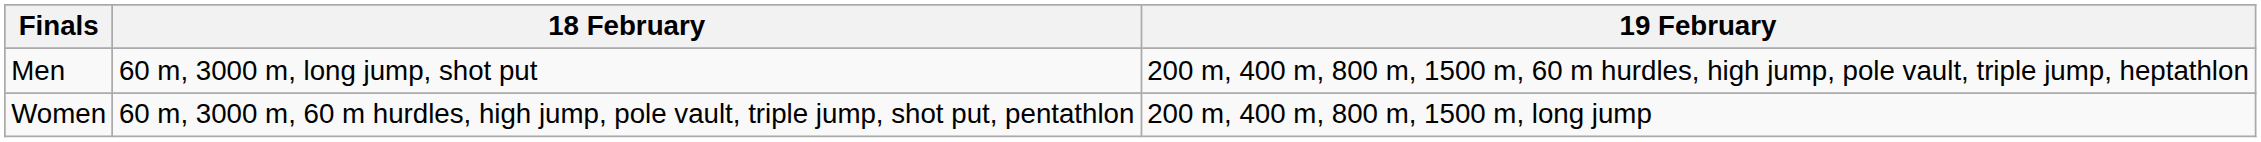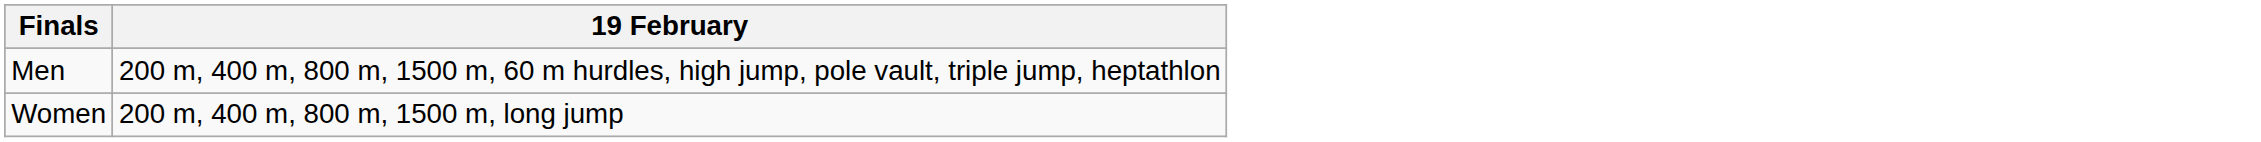- column: (627, 26)
